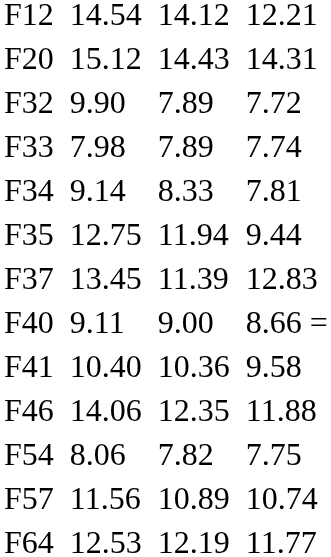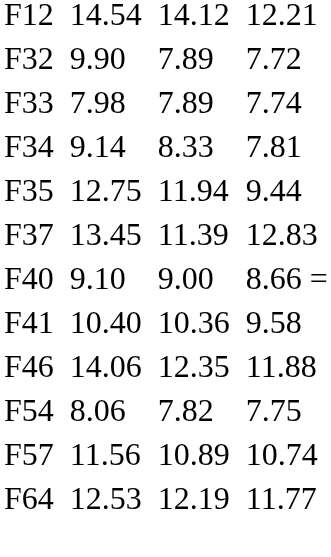- row: (29, 58)
(97, 322) 9.11 -> (98, 278) 9.10
